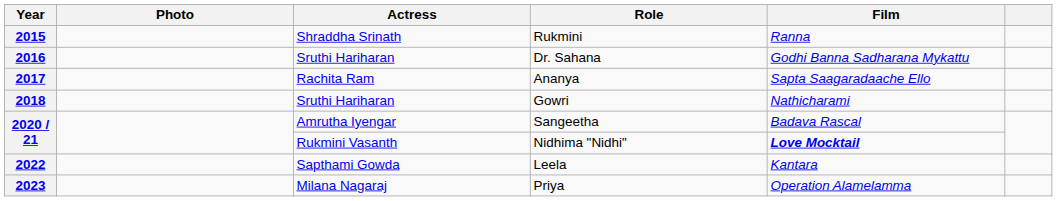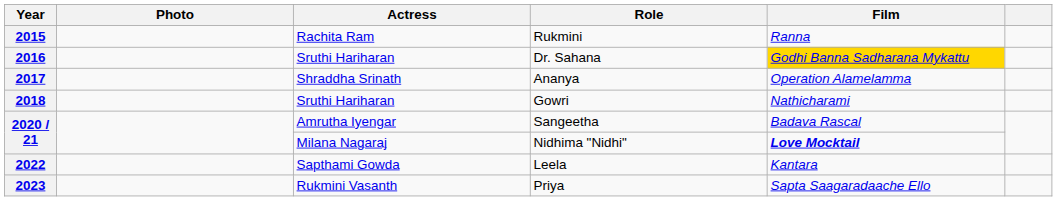(349, 36) Shraddha Srinath -> (335, 36) Rachita Ram
(870, 57) no background -> (870, 57) gold background
(335, 79) Rachita Ram -> (349, 79) Shraddha Srinath
(851, 79) Sapta Saagaradaache Ello -> (841, 79) Operation Alamelamma
(347, 143) Rukmini Vasanth -> (342, 143) Milana Nagaraj
(342, 185) Milana Nagaraj -> (347, 185) Rukmini Vasanth
(841, 185) Operation Alamelamma -> (851, 185) Sapta Saagaradaache Ello
